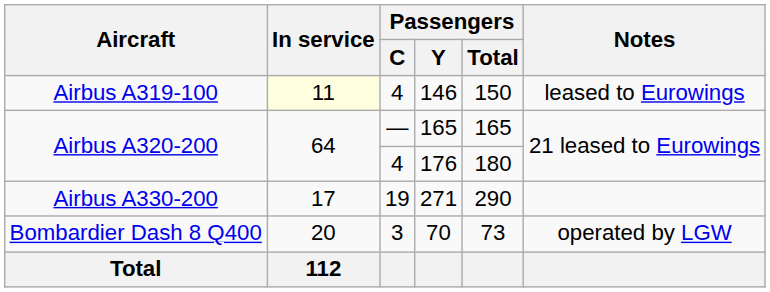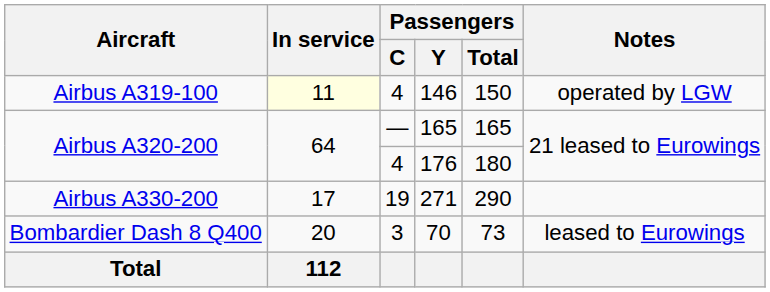(645, 92) leased to Eurowings -> (645, 92) operated by LGW
(645, 233) operated by LGW -> (645, 233) leased to Eurowings
